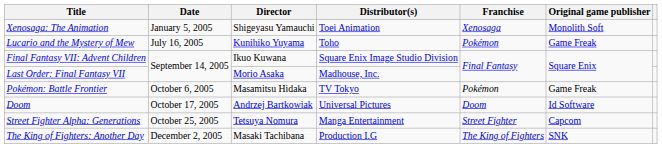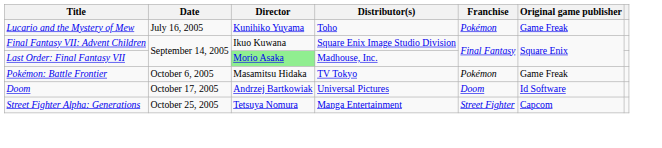- row: (57, 27)
(259, 74) no background -> (259, 58) lightgreen background
- row: (75, 136)
